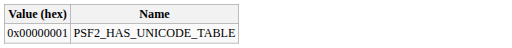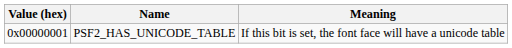+ column: (373, 14)
